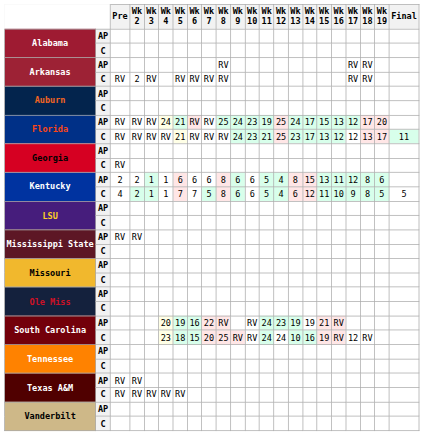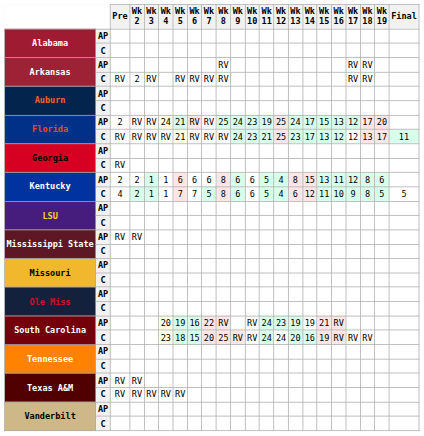(120, 122) RV -> (120, 122) 2
(295, 337) 10 -> (295, 337) 20
(353, 337) 12 -> (353, 337) RV
